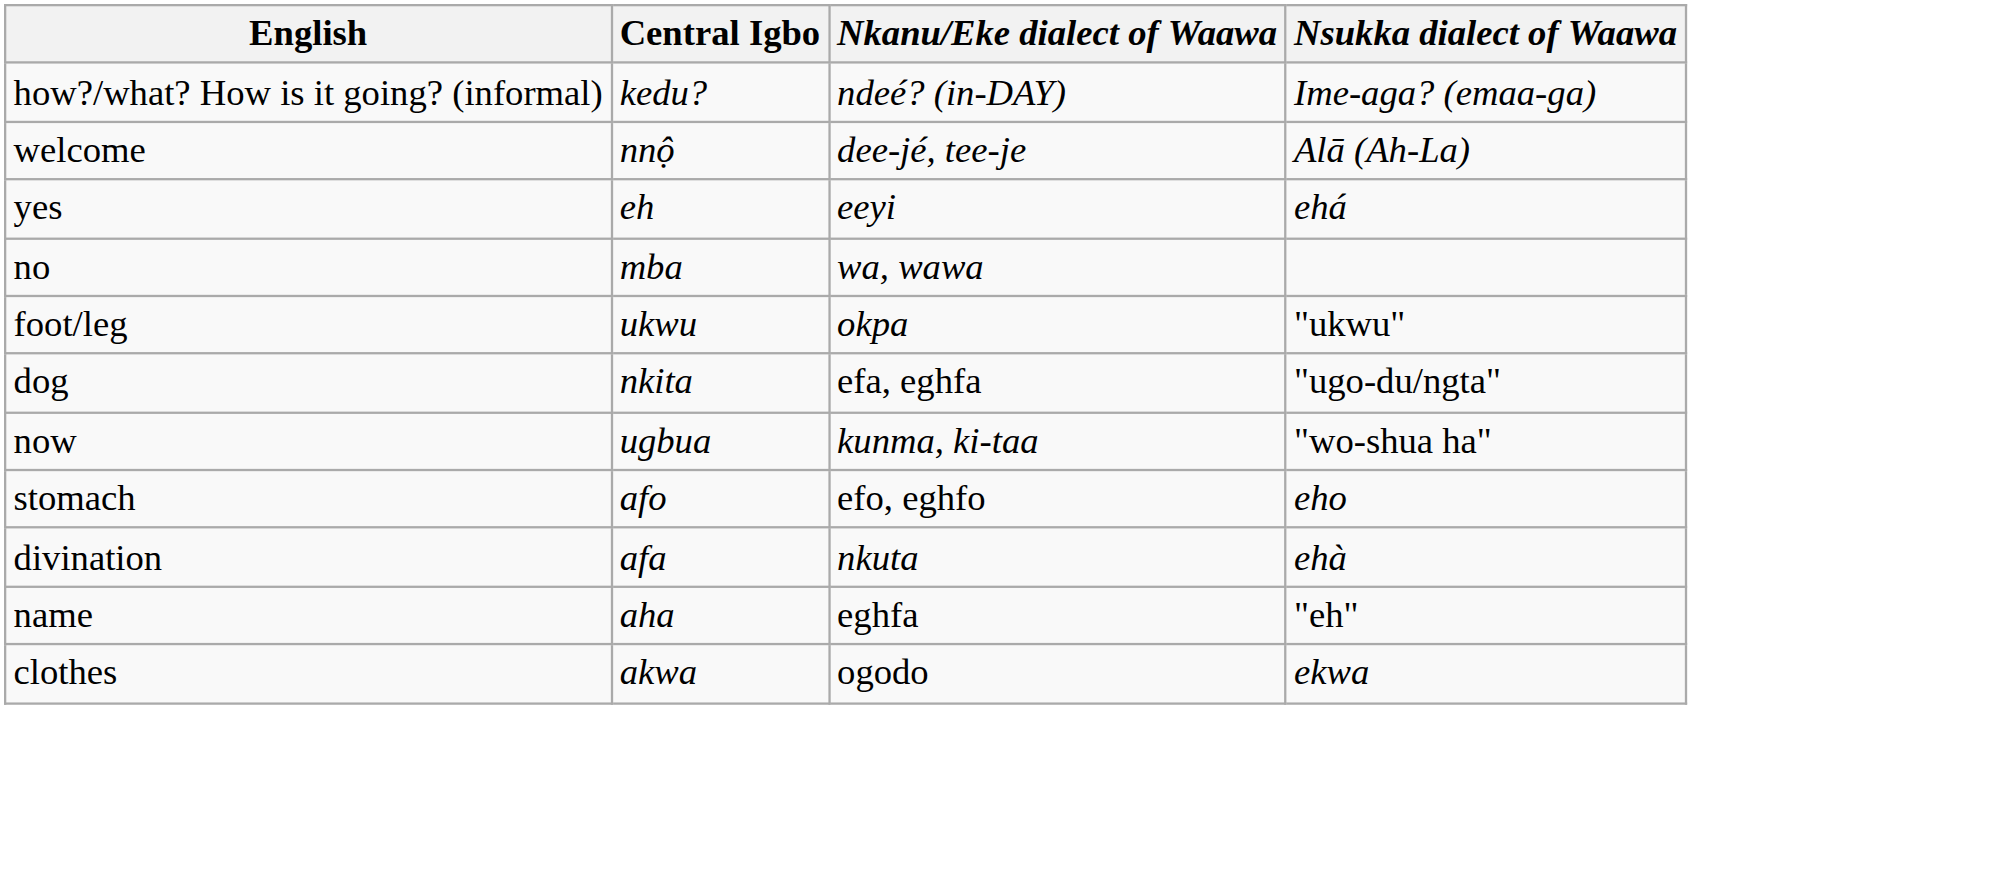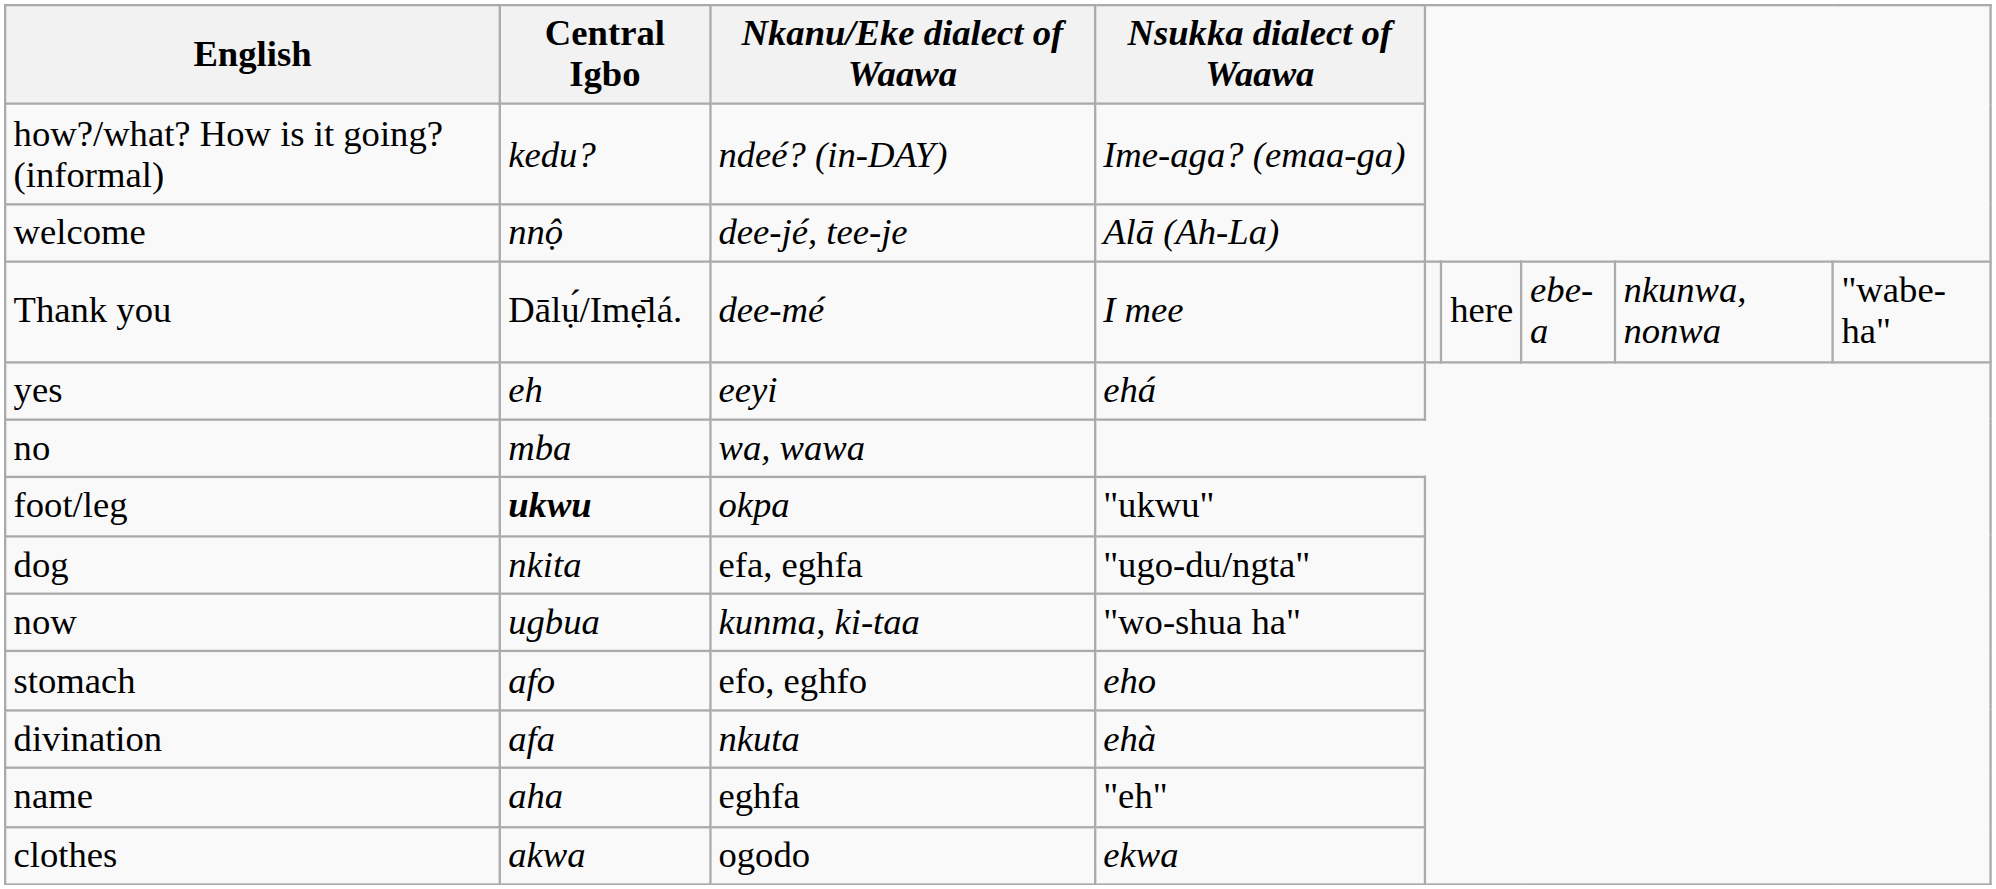+ row: (92, 310)
(658, 324) normal -> (550, 505) bold
